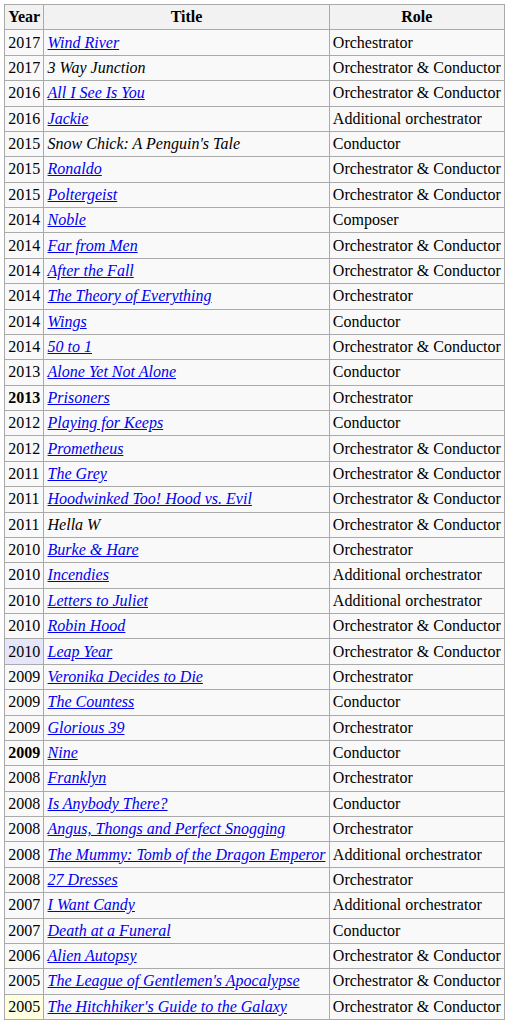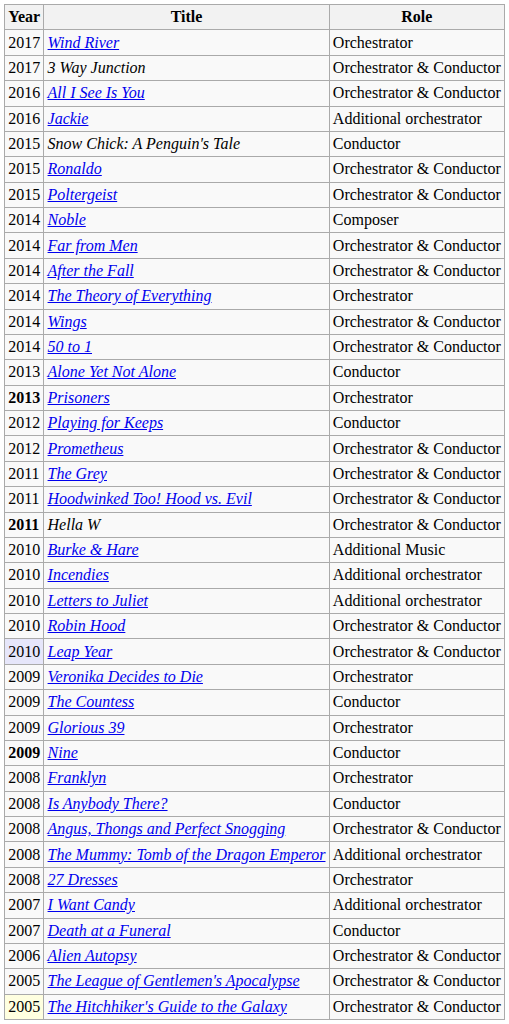(367, 321) Conductor -> (417, 321) Orchestrator & Conductor
(24, 524) normal -> (24, 524) bold
(373, 550) Orchestrator -> (389, 550) Additional Music
(373, 829) Orchestrator -> (417, 829) Orchestrator & Conductor
